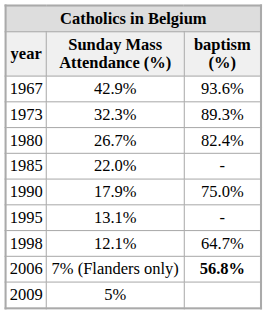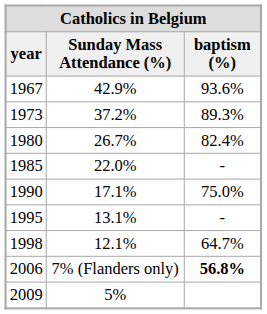(115, 114) 32.3% -> (115, 114) 37.2%
(115, 191) 17.9% -> (115, 191) 17.1%
